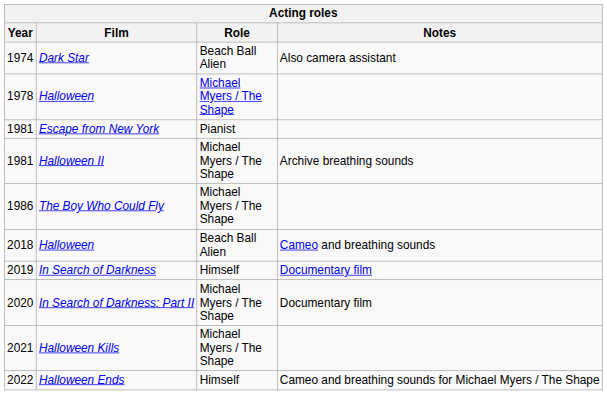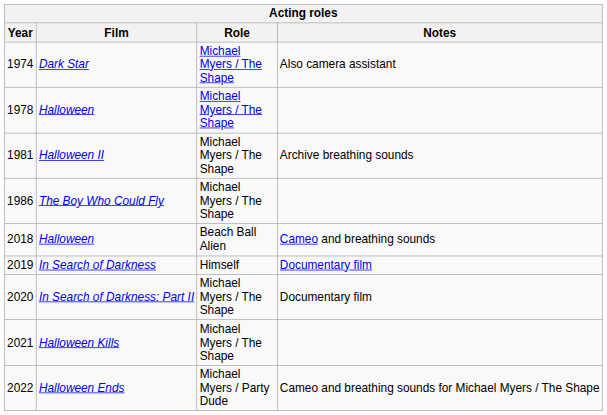(228, 58) Beach Ball Alien -> (231, 64) Michael Myers / The Shape
- row: (20, 128)
(219, 380) Himself -> (235, 388) Michael Myers / Party Dude
